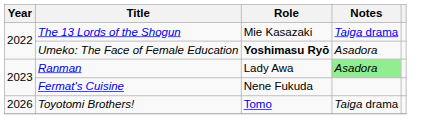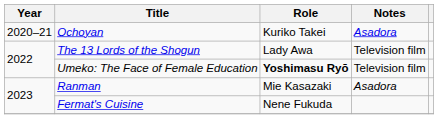+ row: (80, 31)
(278, 31) Mie Kasazaki -> (288, 50) Lady Awa
(366, 31) Taiga drama -> (390, 50) Television film
(356, 50) Asadora -> (390, 68) Television film
(269, 68) Lady Awa -> (297, 86) Mie Kasazaki
(356, 68) lightgreen background -> (375, 86) no background
- row: (86, 104)
